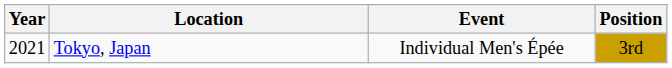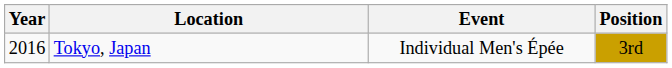(27, 47) 2021 -> (27, 47) 2016
